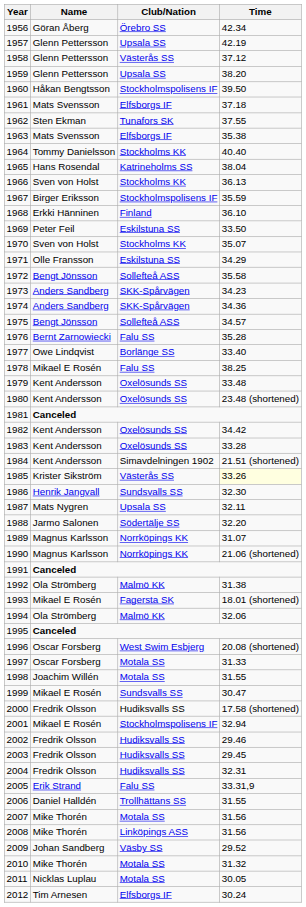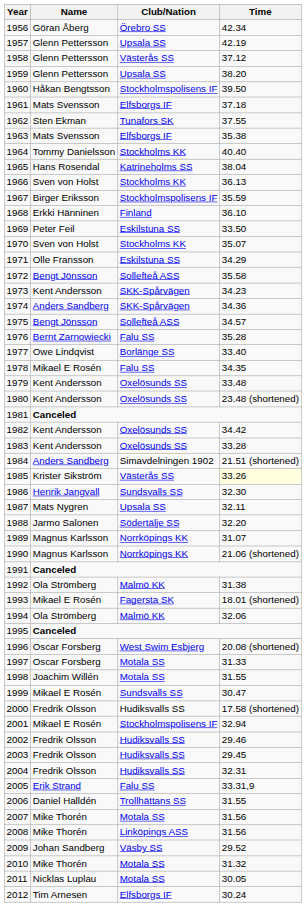(71, 290) Anders Sandberg -> (67, 290) Kent Andersson
(234, 368) 38.25 -> (234, 368) 34.35
(67, 461) Kent Andersson -> (71, 461) Anders Sandberg
